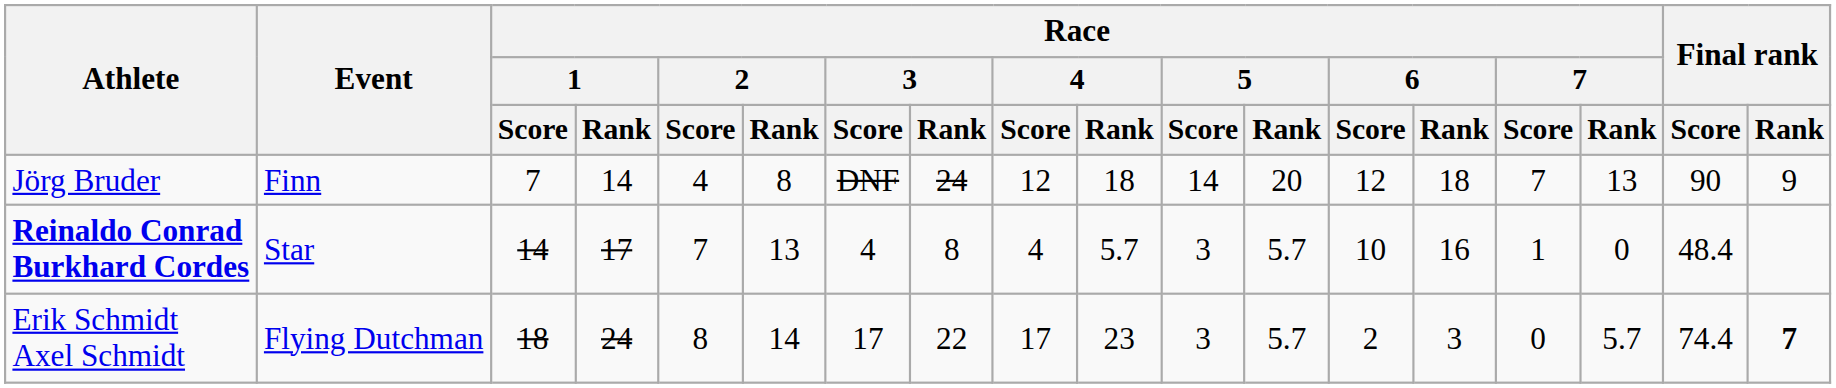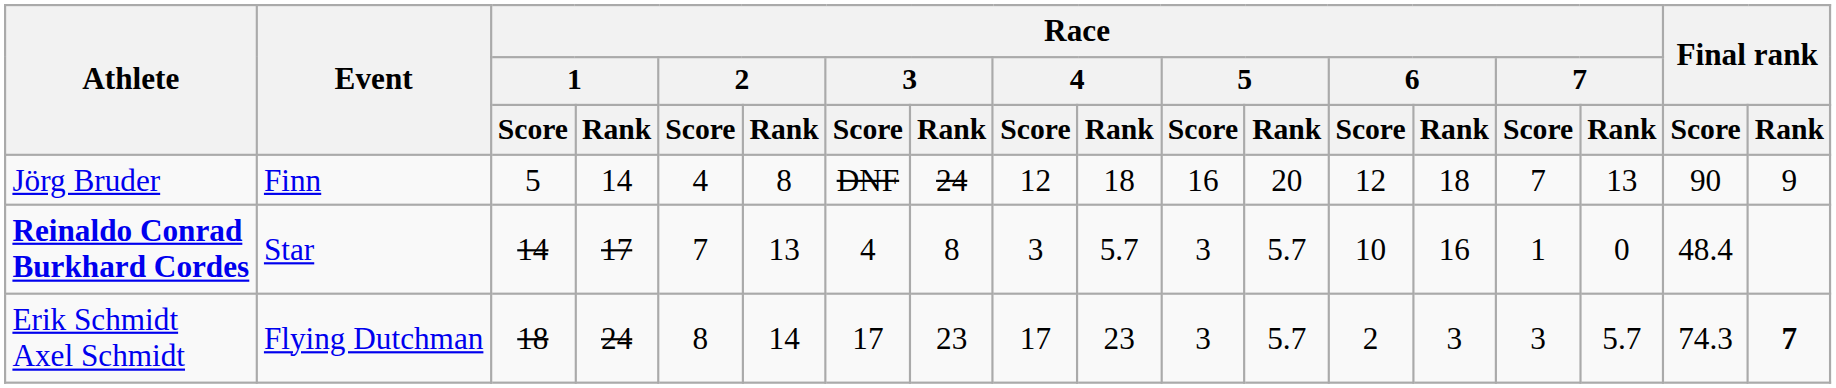(533, 179) 7 -> (533, 179) 5
(1203, 179) 14 -> (1203, 179) 16
(1035, 249) 4 -> (1035, 249) 3
(952, 338) 22 -> (952, 338) 23
(1538, 338) 0 -> (1538, 338) 3
(1706, 338) 74.4 -> (1706, 338) 74.3
